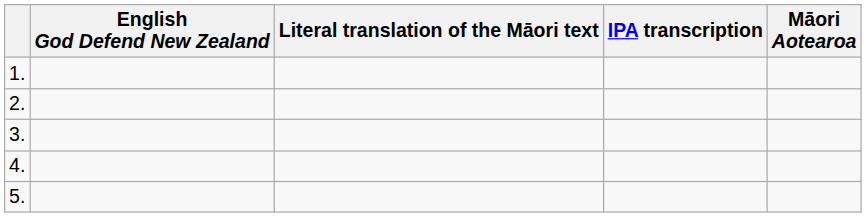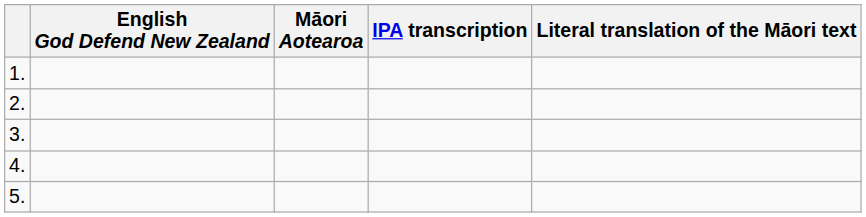columns swapped: (814, 30) <-> (439, 30)
